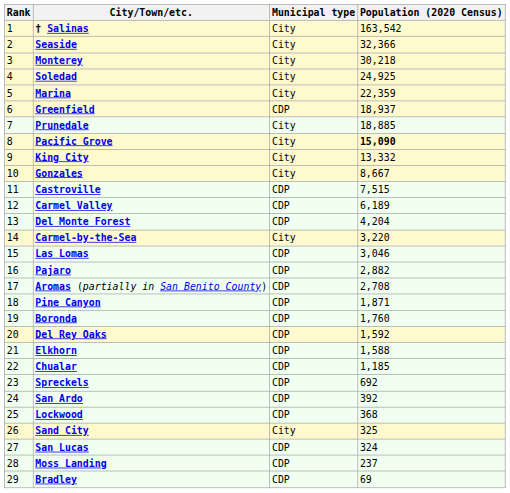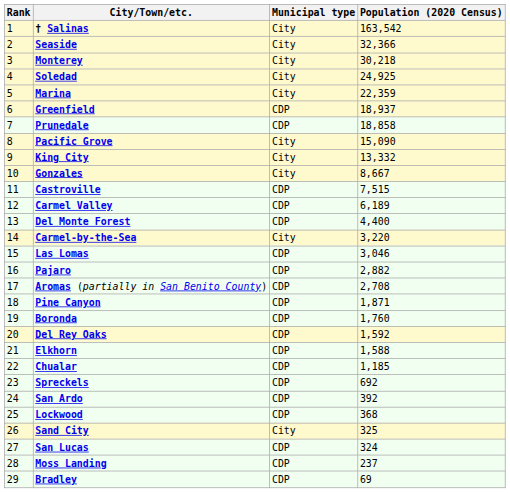(284, 125) City -> (281, 125) CDP
(378, 125) 18,885 -> (378, 125) 18,858
(378, 141) bold -> (378, 141) normal
(375, 222) 4,204 -> (375, 222) 4,400
